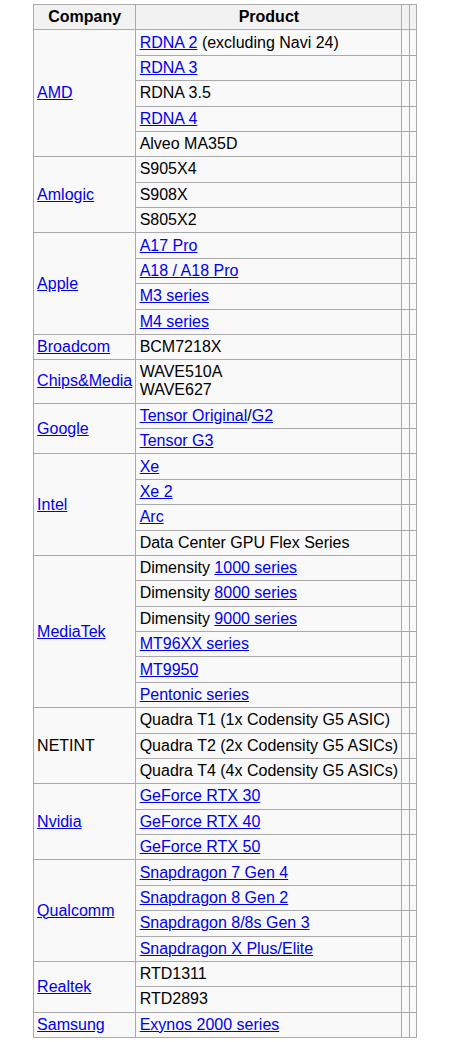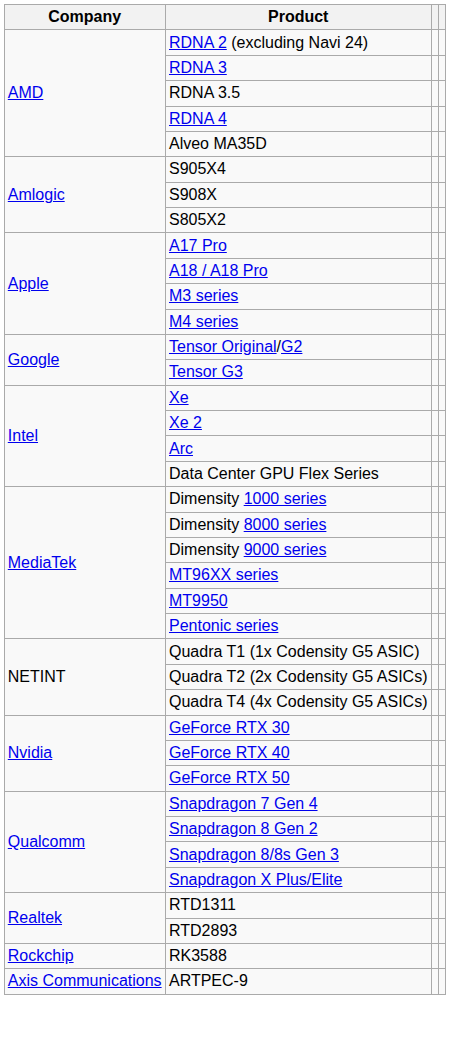- row: (181, 347)
- row: (181, 381)
+ row: (198, 956)
- row: (209, 1024)
+ row: (208, 981)
